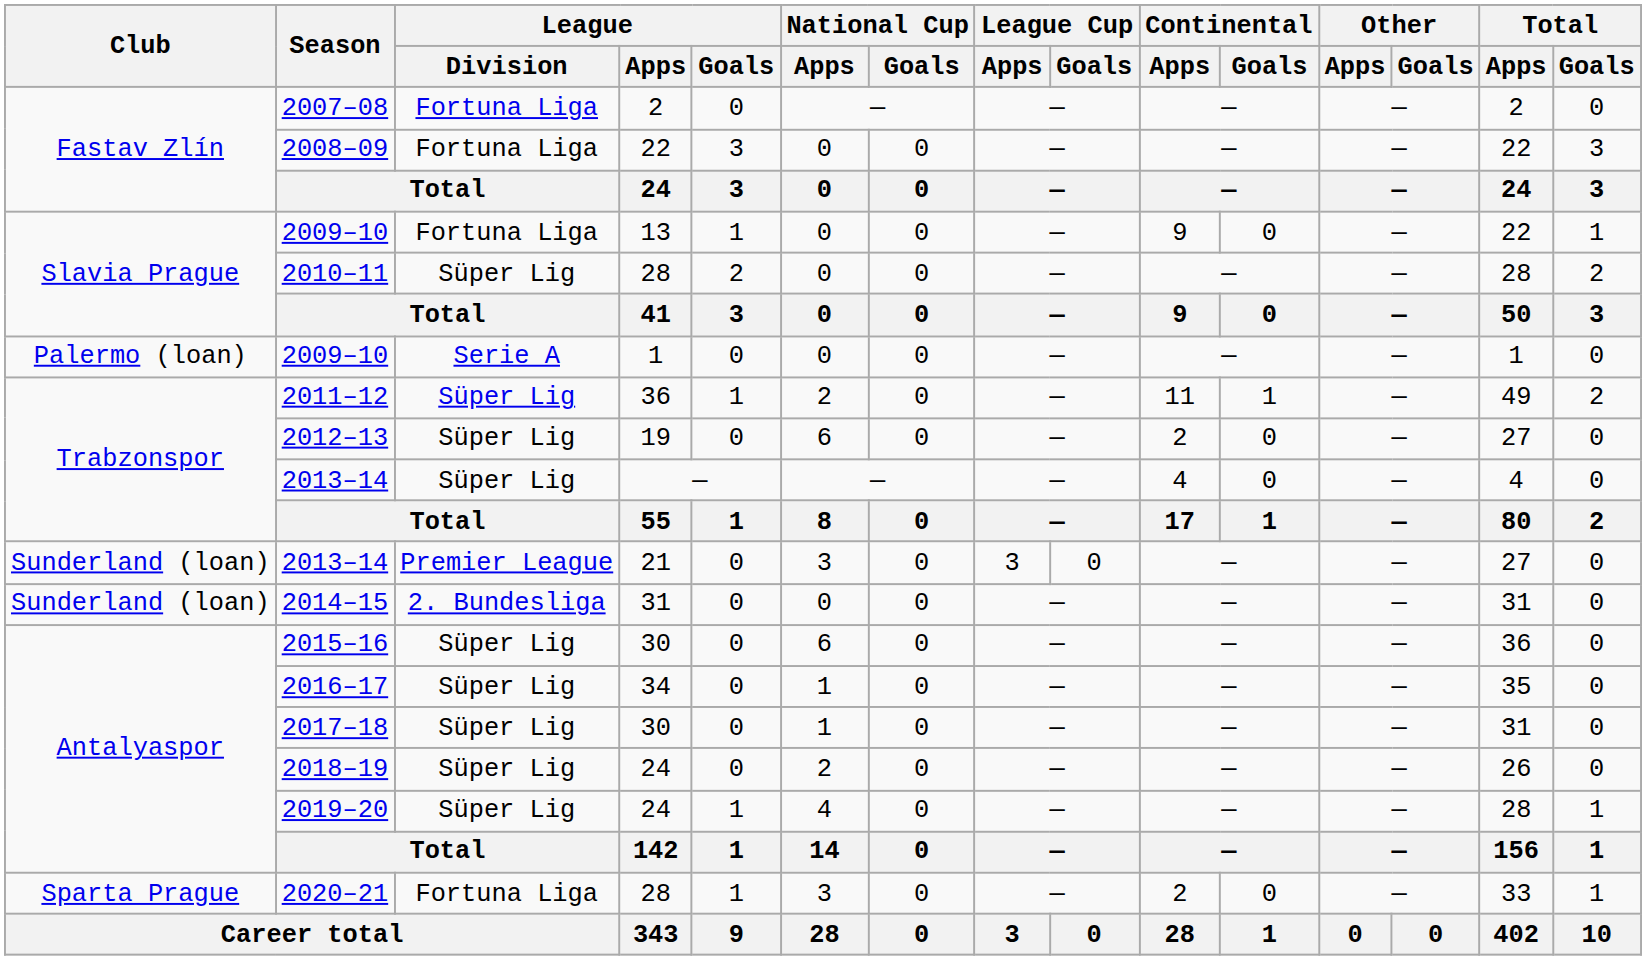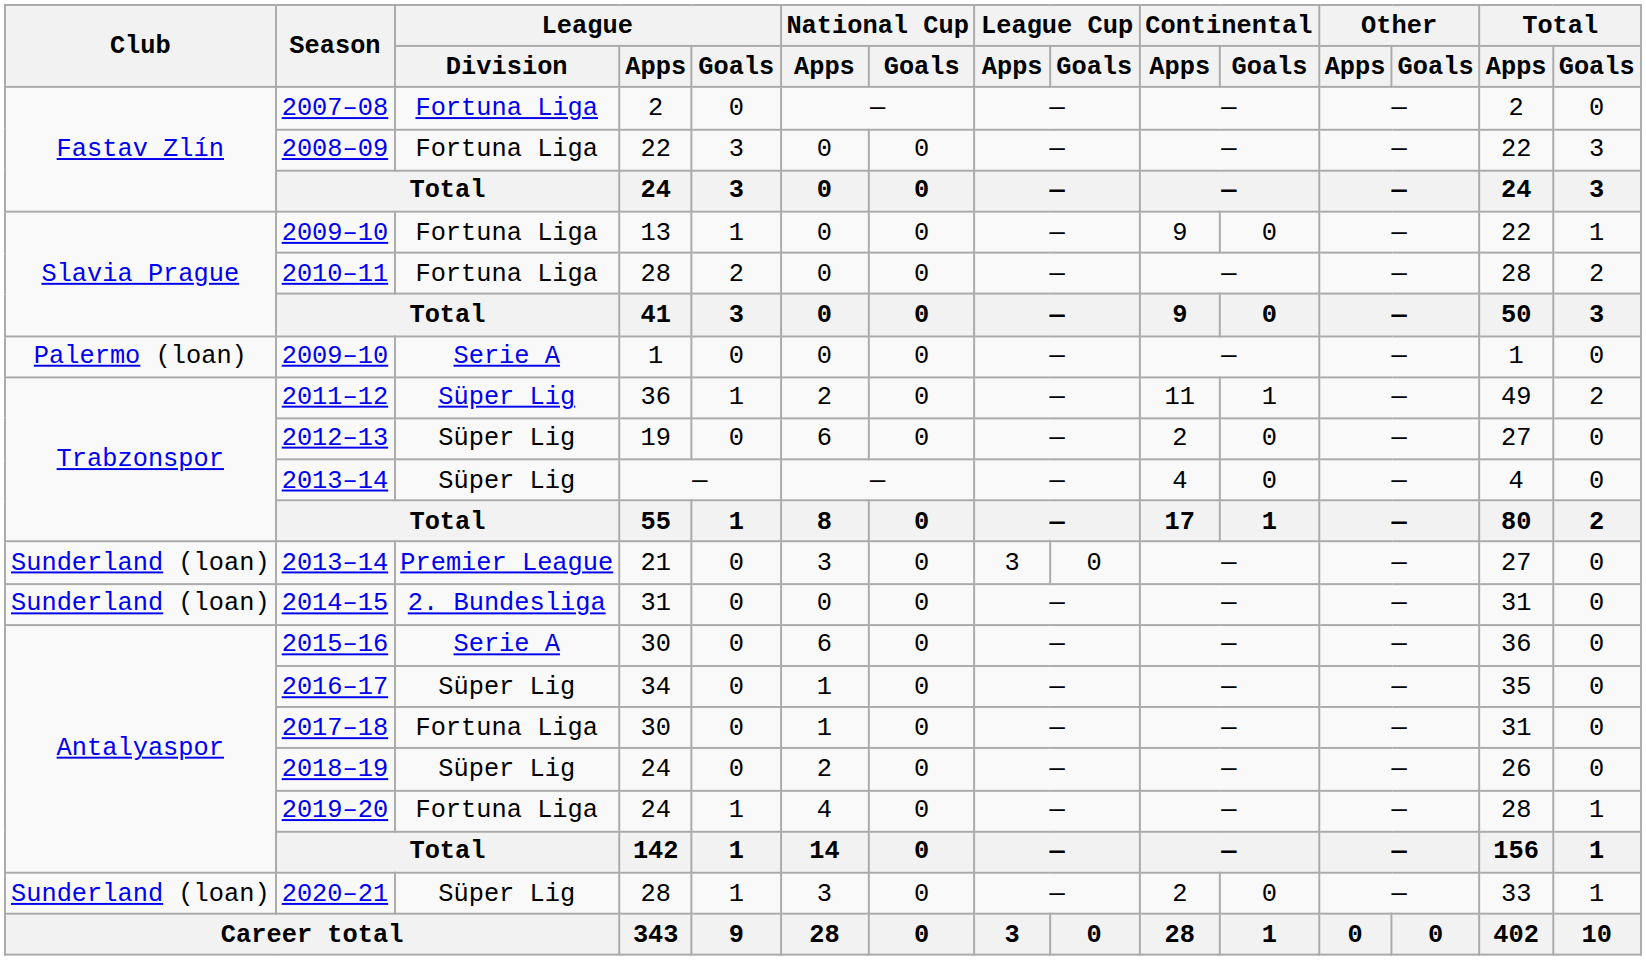(507, 274) Süper Lig -> (507, 274) Fortuna Liga
(507, 645) Süper Lig -> (507, 645) Serie A
(507, 728) Süper Lig -> (507, 728) Fortuna Liga
(507, 811) Süper Lig -> (507, 811) Fortuna Liga
(140, 893) Sparta Prague -> (140, 893) Sunderland (loan)
(507, 893) Fortuna Liga -> (507, 893) Süper Lig
